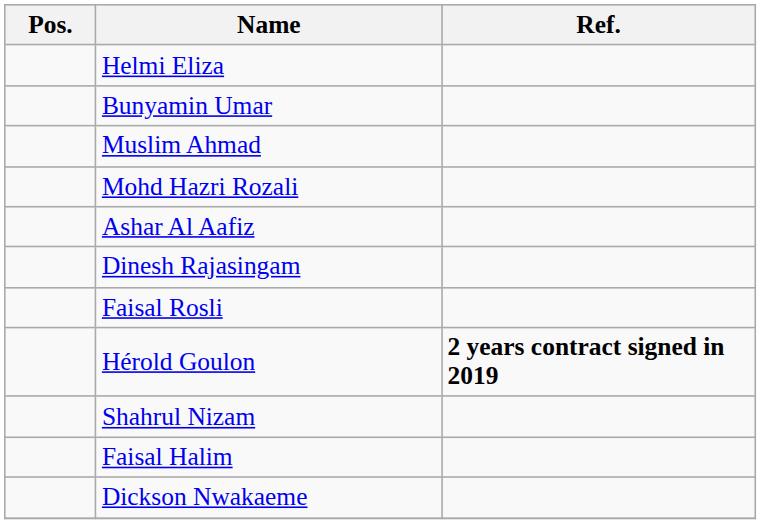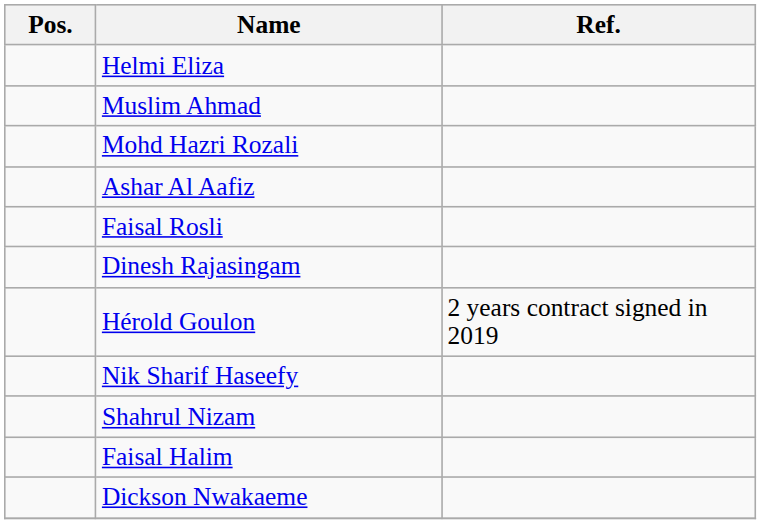- row: (187, 105)
rows swapped: (162, 307) <-> (201, 266)
(586, 361) bold -> (577, 321) normal
+ row: (200, 376)
